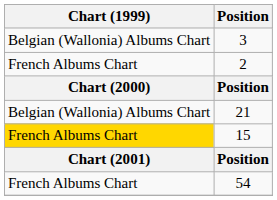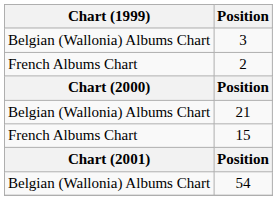(73, 135) gold background -> (73, 135) no background
(73, 183) French Albums Chart -> (109, 183) Belgian (Wallonia) Albums Chart
